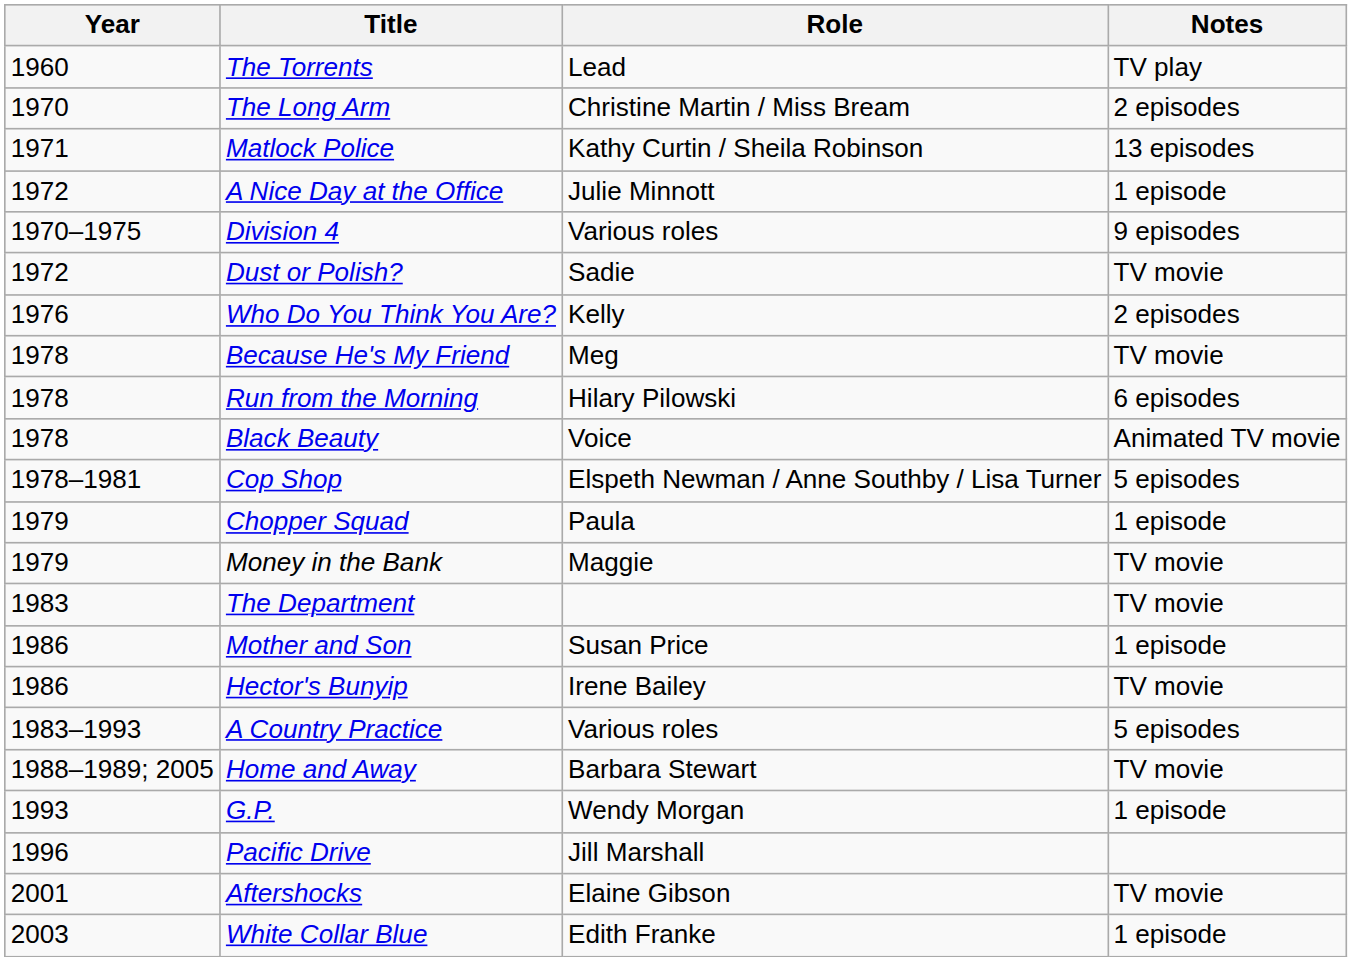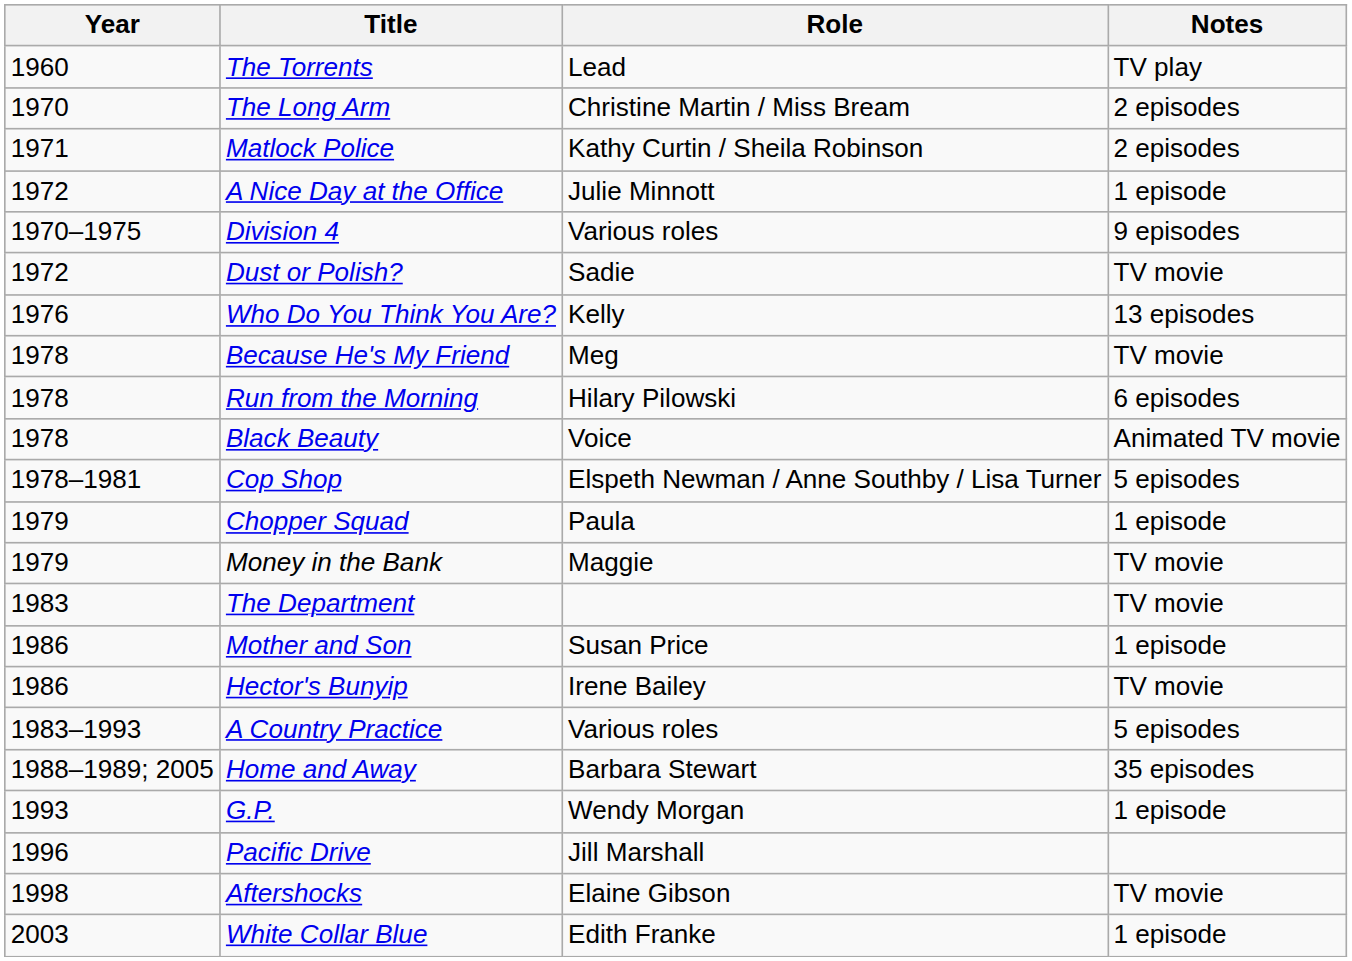(1184, 149) 13 episodes -> (1177, 149) 2 episodes
(1177, 314) 2 episodes -> (1184, 314) 13 episodes
(1169, 769) TV movie -> (1184, 769) 35 episodes
(40, 893) 2001 -> (40, 893) 1998
